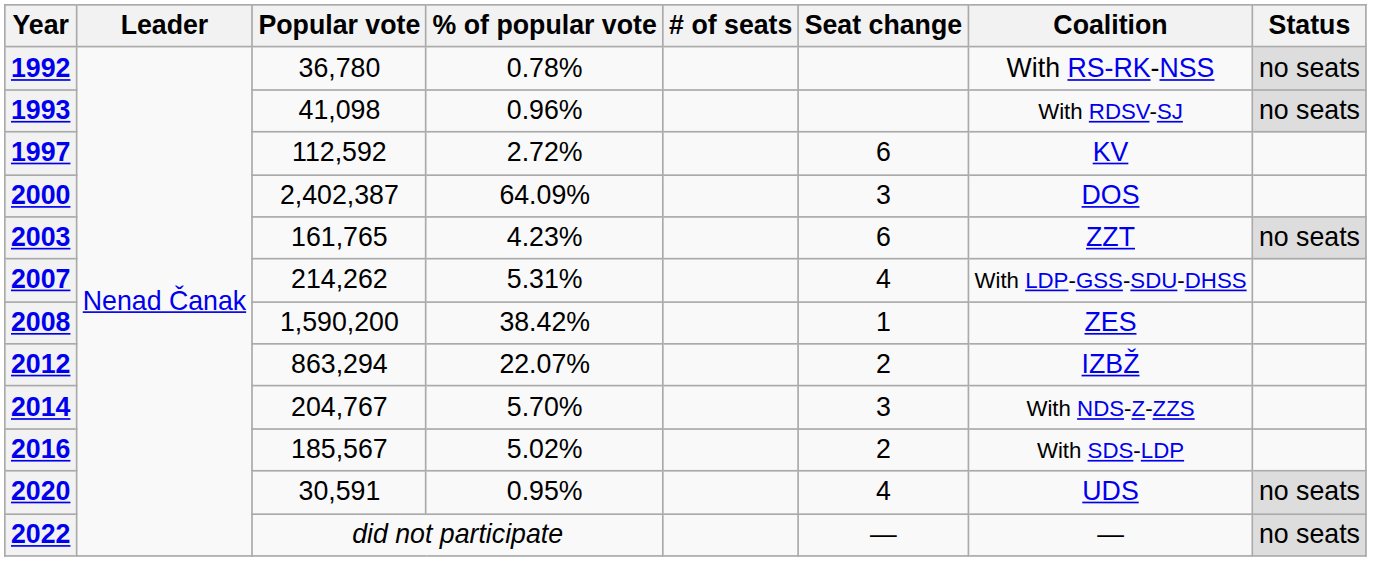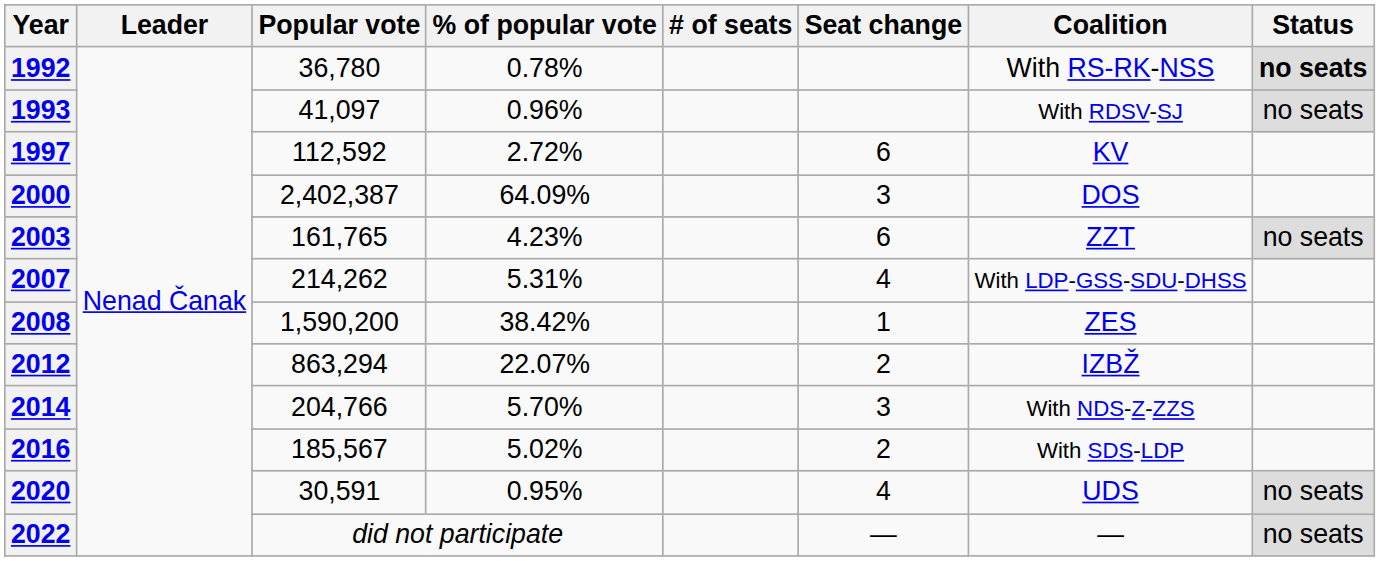(1309, 68) normal -> (1313, 68) bold
(339, 110) 41,098 -> (339, 110) 41,097
(339, 407) 204,767 -> (339, 407) 204,766
